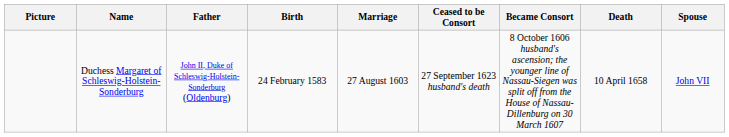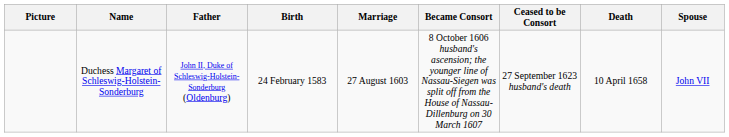columns swapped: (540, 17) <-> (459, 17)
